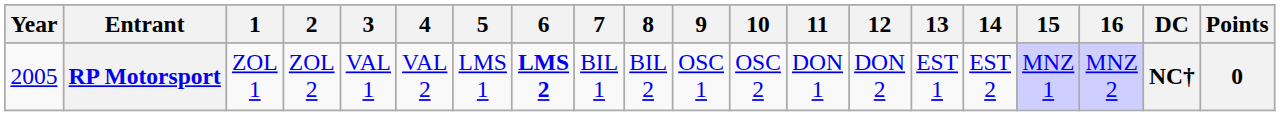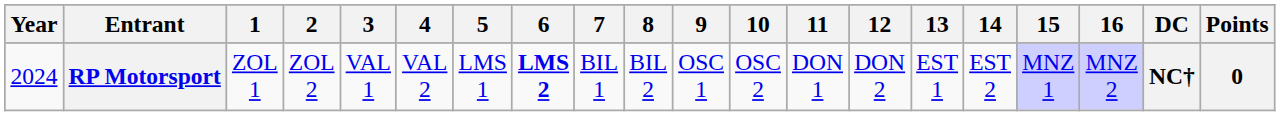(34, 76) 2005 -> (34, 76) 2024
